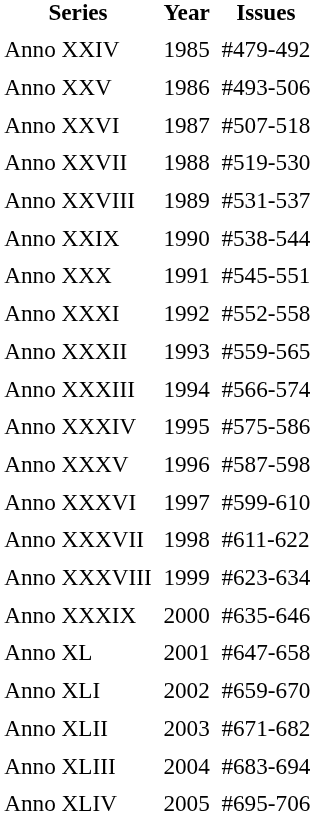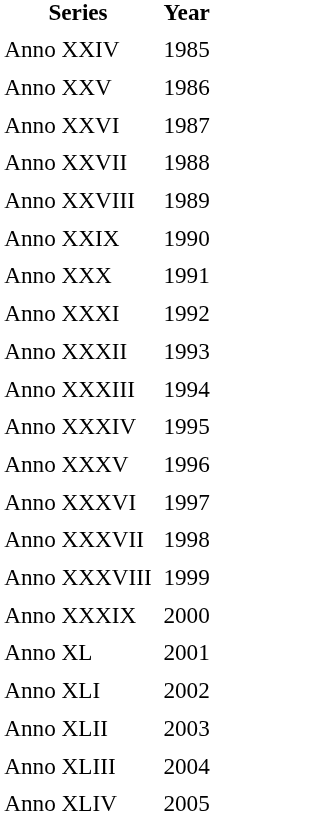- column: (266, 12)
